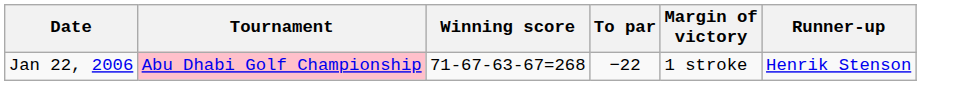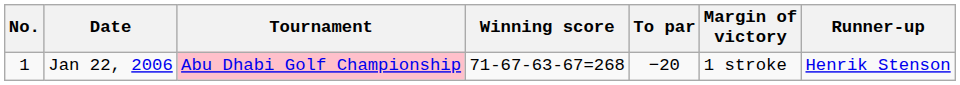+ column: (24, 29)
(625, 67) −22 -> (664, 67) −20
